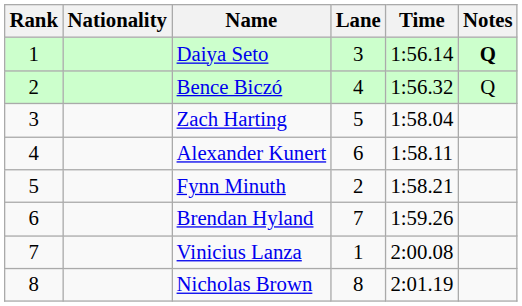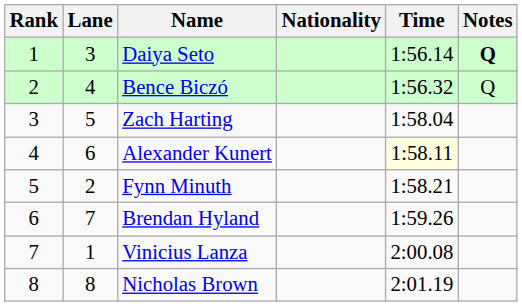columns swapped: (358, 20) <-> (117, 20)
(422, 152) no background -> (422, 152) lightyellow background
